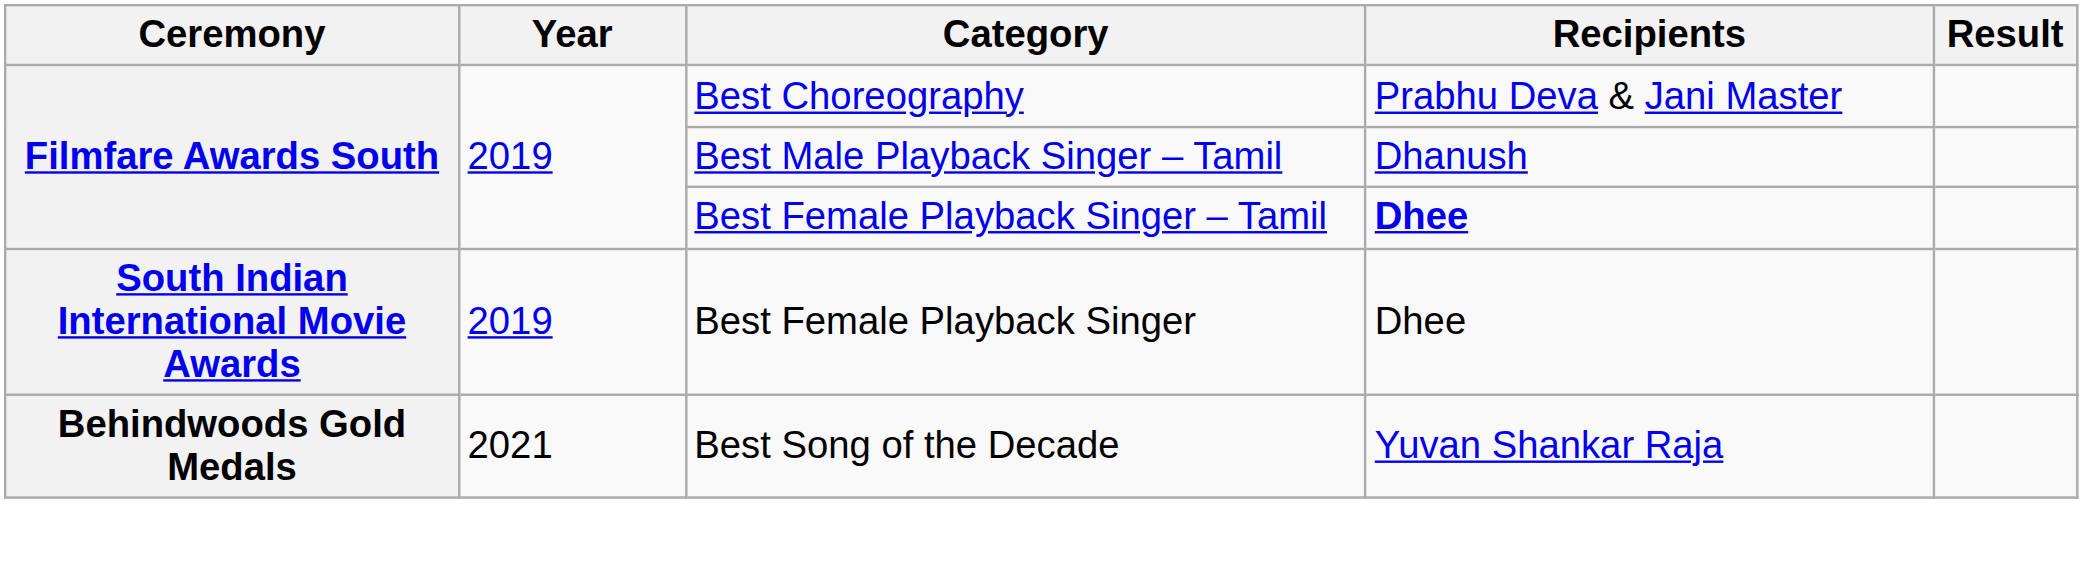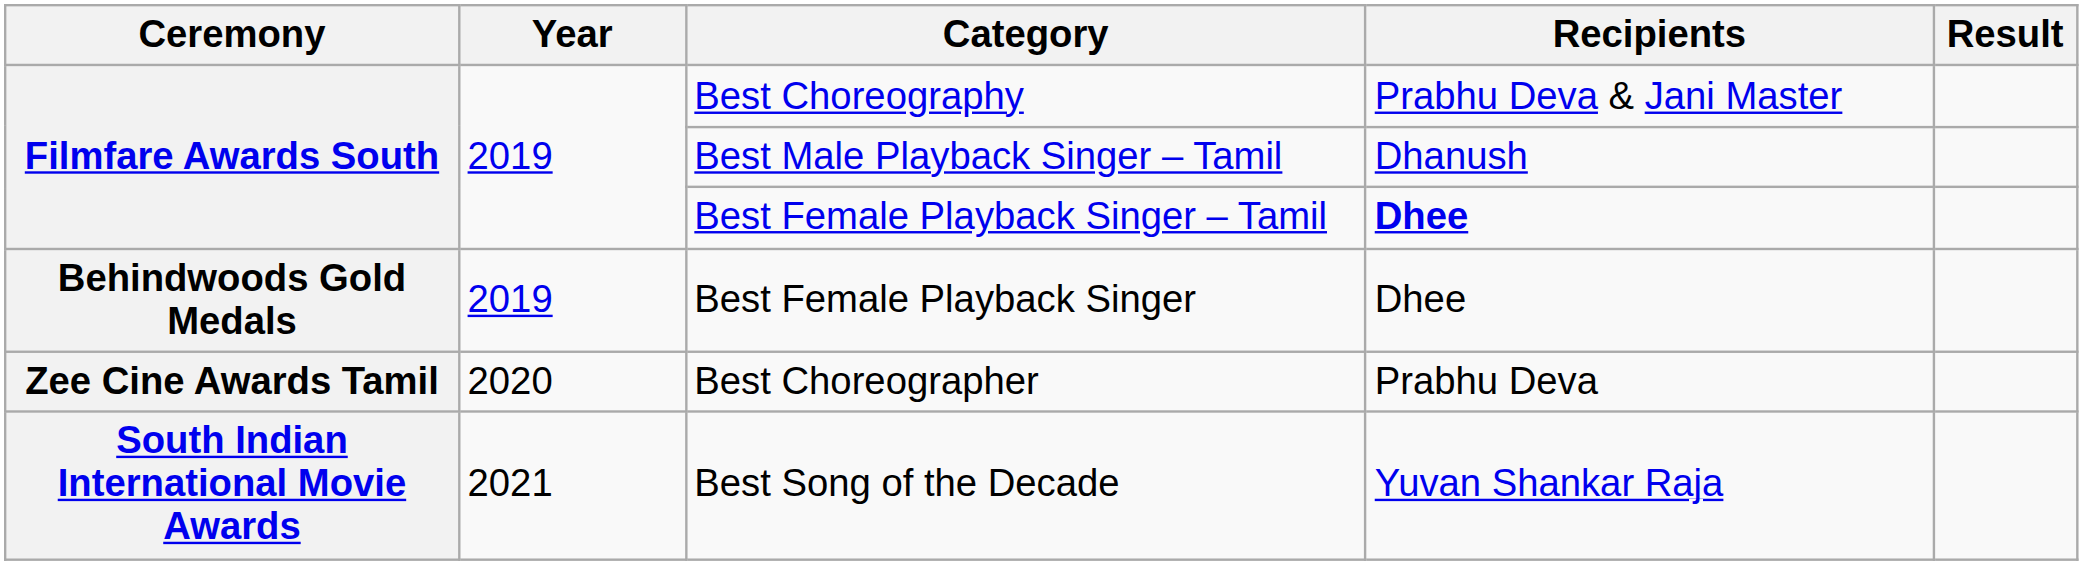(232, 320) South Indian International Movie Awards -> (232, 298) Behindwoods Gold Medals
+ row: (867, 381)
(232, 445) Behindwoods Gold Medals -> (232, 484) South Indian International Movie Awards
